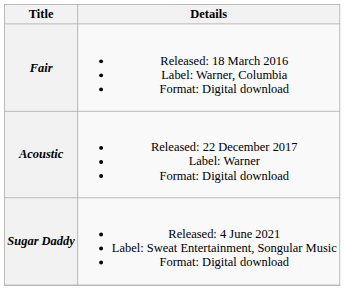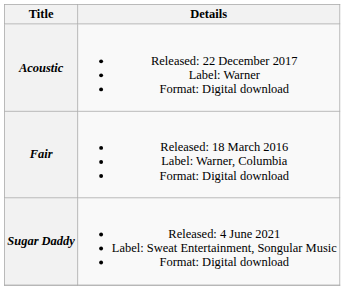rows swapped: (41, 67) <-> (41, 154)
